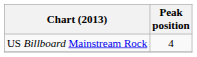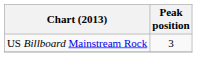(171, 43) 4 -> (171, 43) 3
